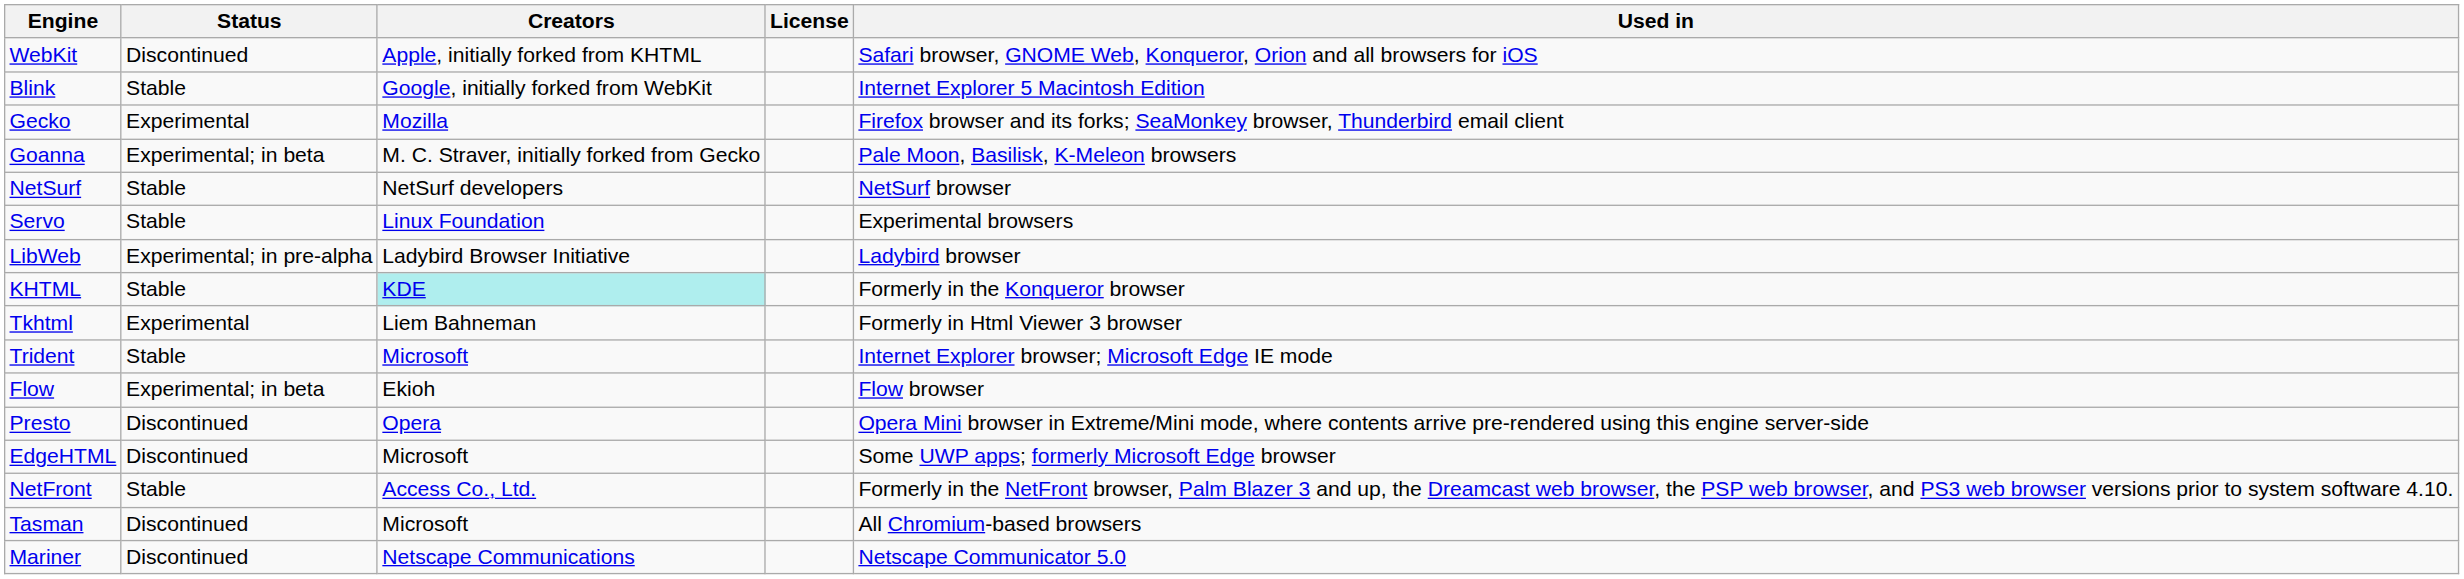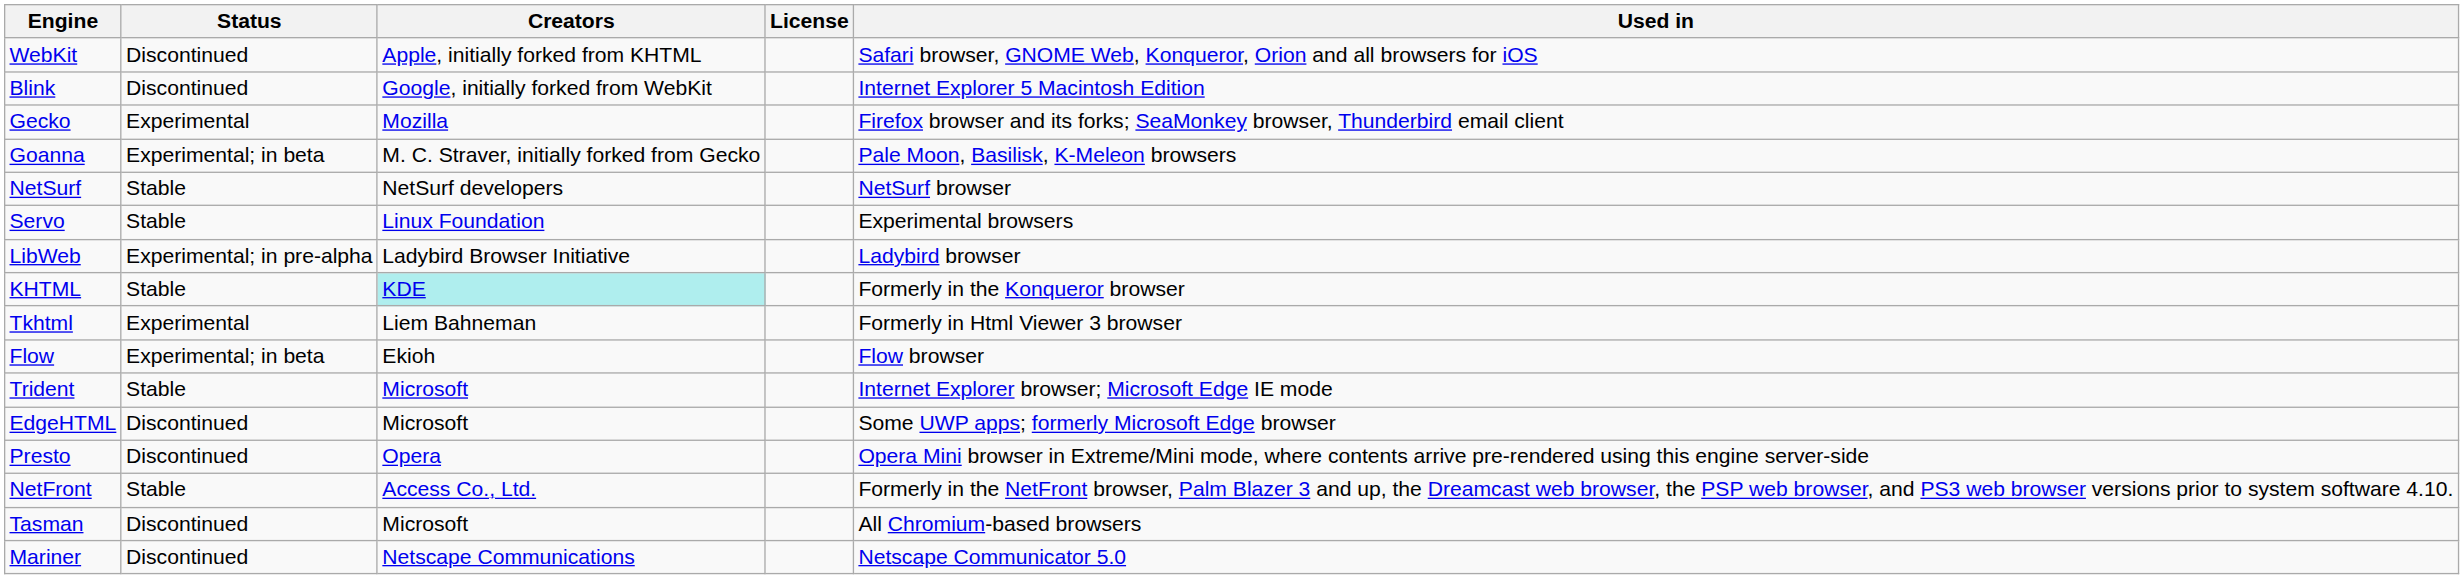(156, 88) Stable -> (187, 88) Discontinued
rows swapped: (42, 356) <-> (32, 389)
rows swapped: (63, 456) <-> (40, 423)
